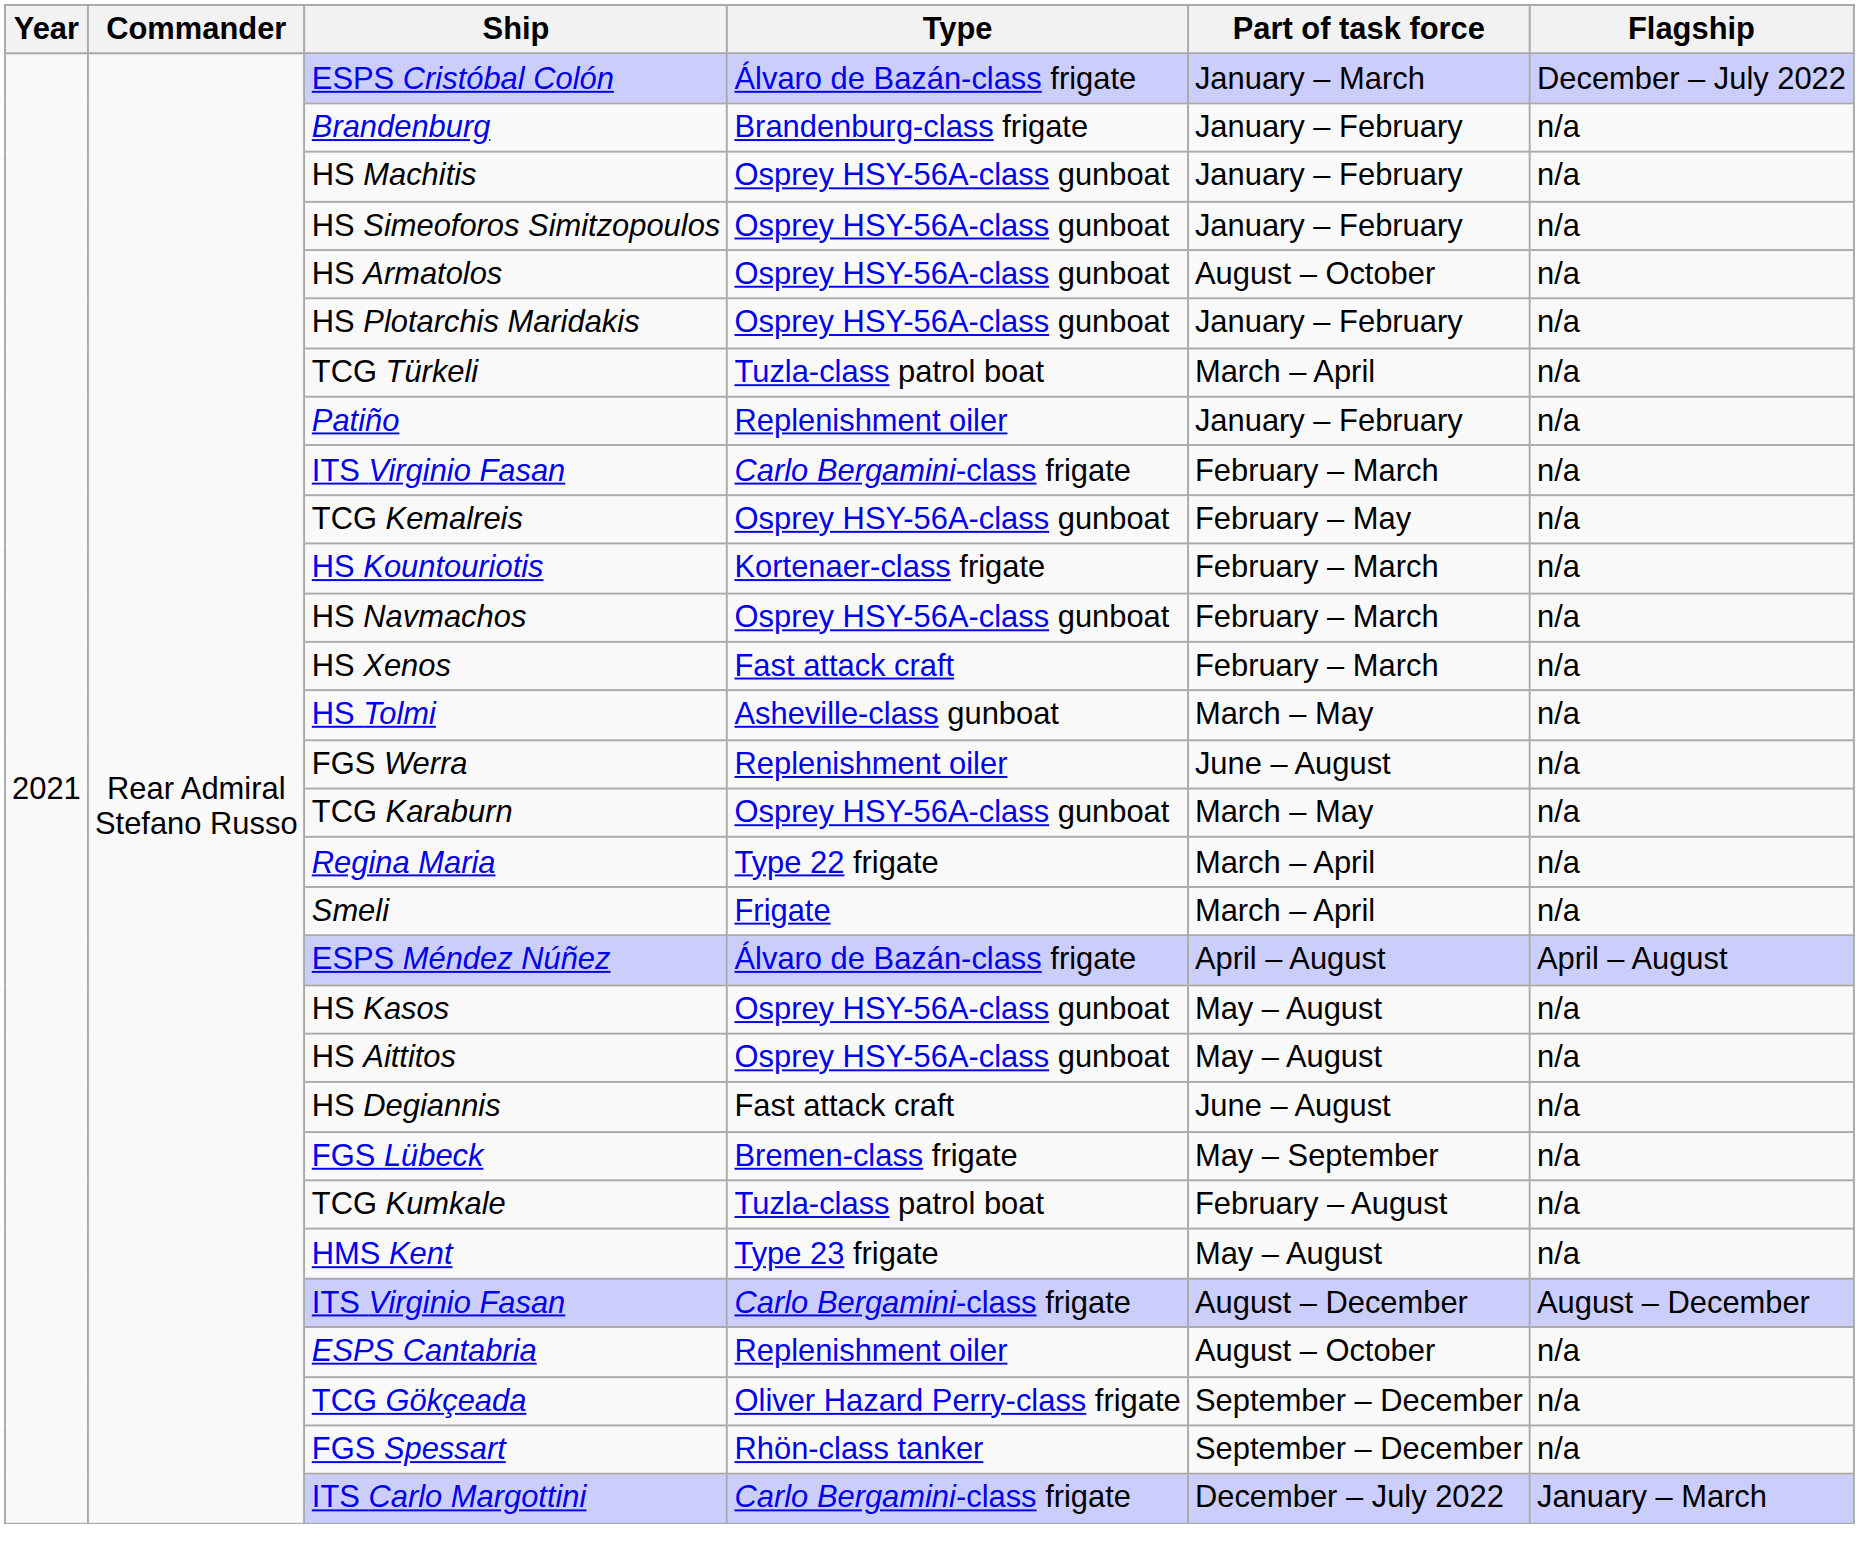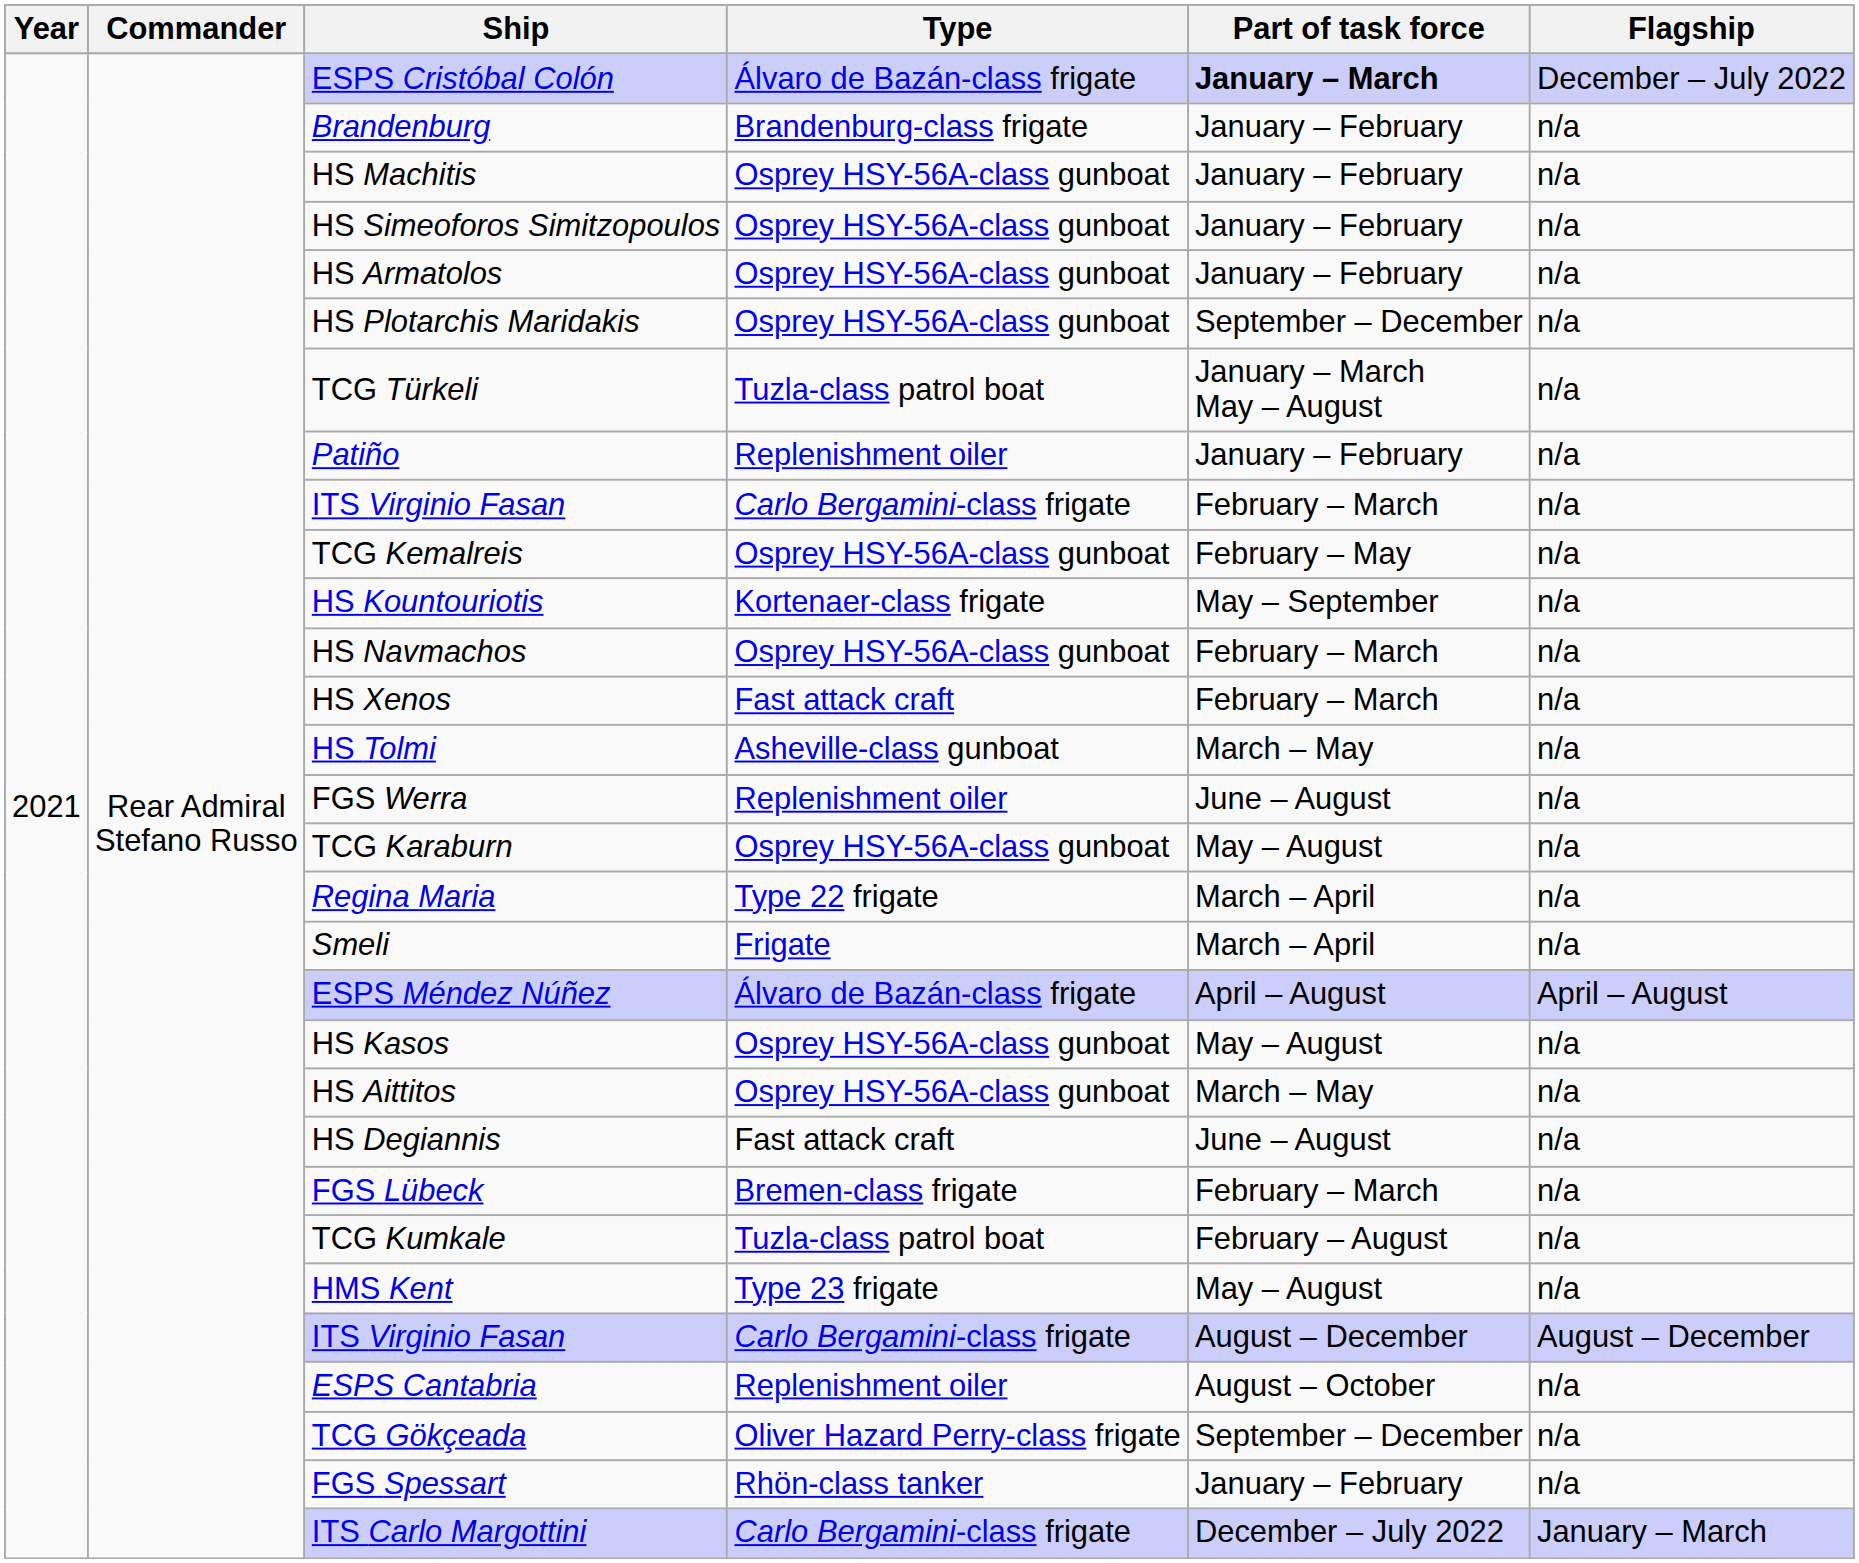(1310, 77) normal -> (1317, 77) bold
(1315, 273) August – October -> (1329, 273) January – February
(1329, 322) January – February -> (1359, 322) September – December
(1285, 371) March – April -> (1310, 389) January – March May – August
(1317, 567) February – March -> (1317, 602) May – September
(1284, 812) March – May -> (1288, 847) May – August
(1288, 1057) May – August -> (1284, 1092) March – May
(1317, 1155) May – September -> (1317, 1190) February – March
(1359, 1449) September – December -> (1329, 1483) January – February
